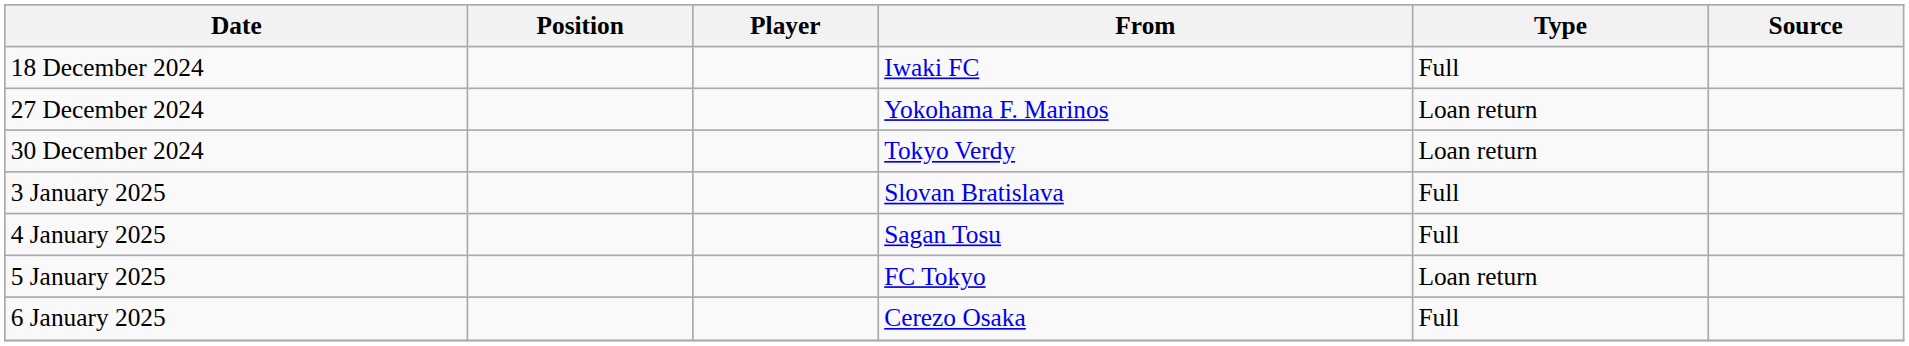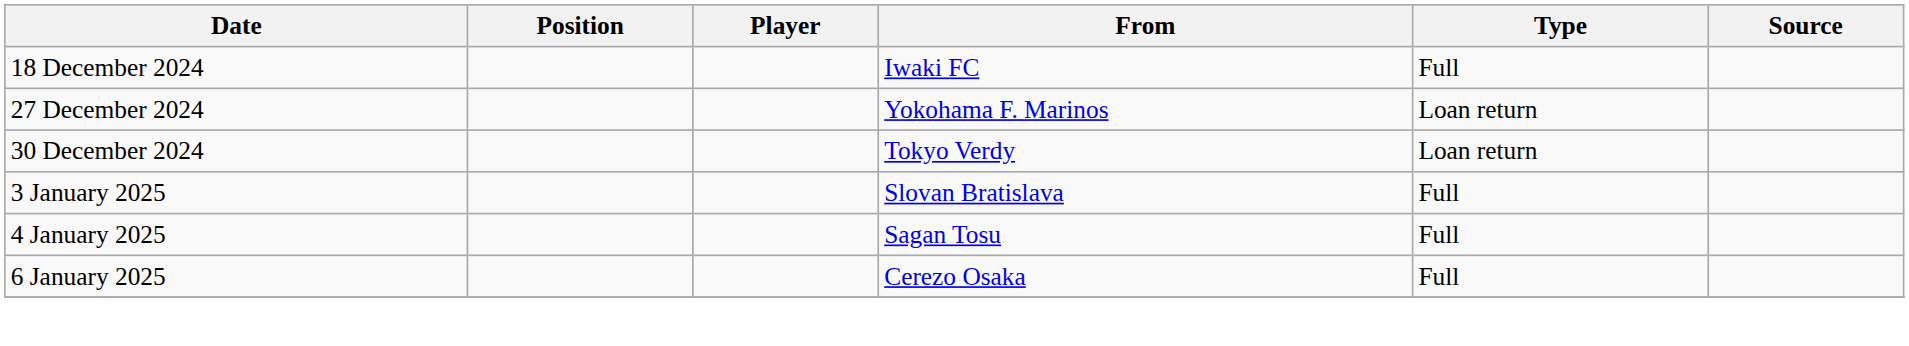- row: (88, 276)
